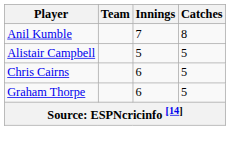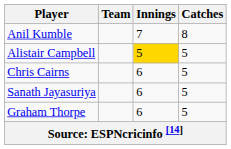(139, 53) no background -> (139, 53) gold background
+ row: (52, 92)
